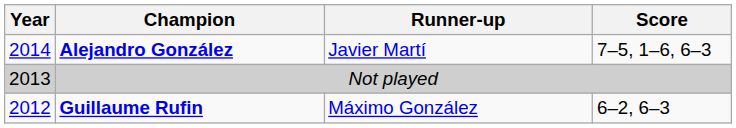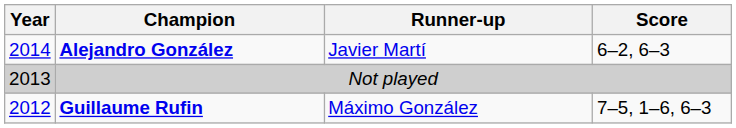(654, 49) 7–5, 1–6, 6–3 -> (633, 49) 6–2, 6–3
(633, 109) 6–2, 6–3 -> (654, 109) 7–5, 1–6, 6–3
